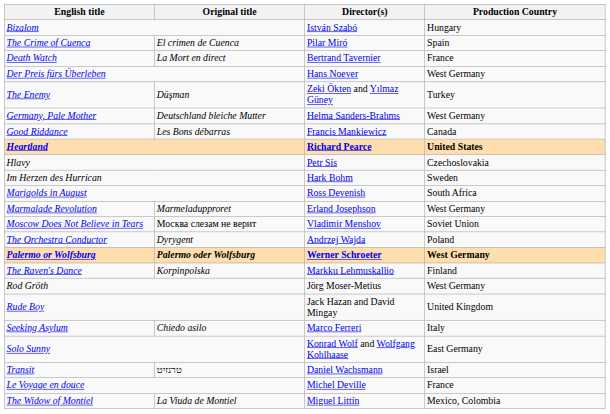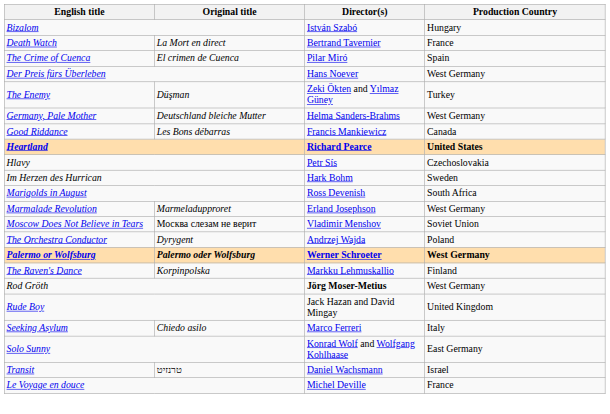rows swapped: (48, 43) <-> (32, 58)
(344, 286) normal -> (347, 286) bold
- row: (50, 401)
